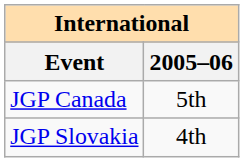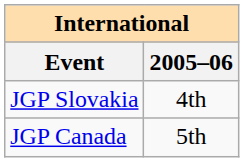rows swapped: (68, 99) <-> (74, 136)
